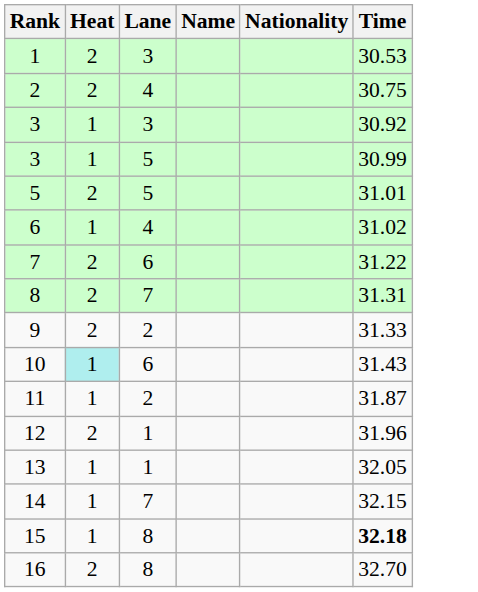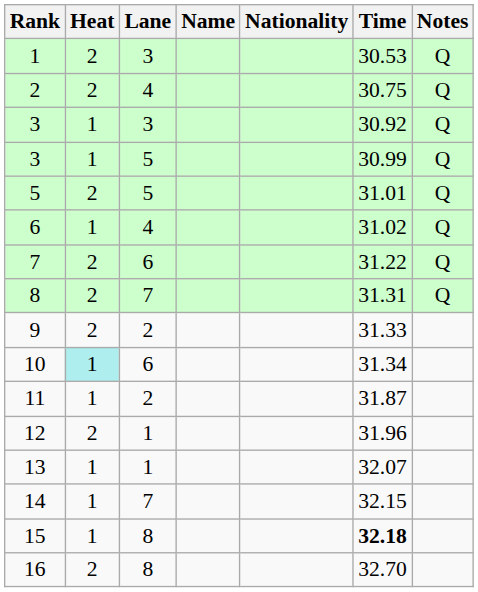+ column: (443, 21)
(383, 364) 31.43 -> (383, 364) 31.34
(383, 466) 32.05 -> (383, 466) 32.07
